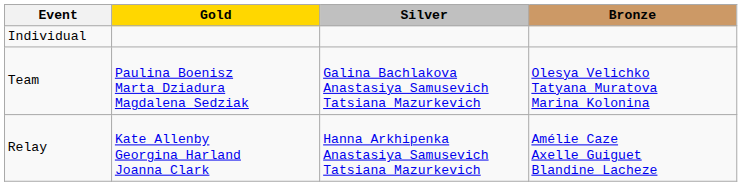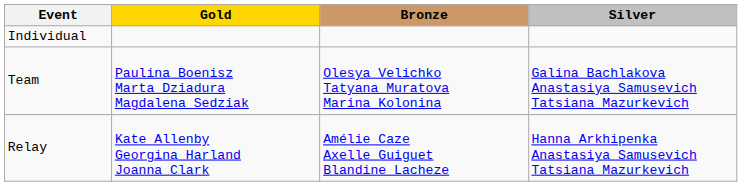columns swapped: (424, 15) <-> (632, 15)
